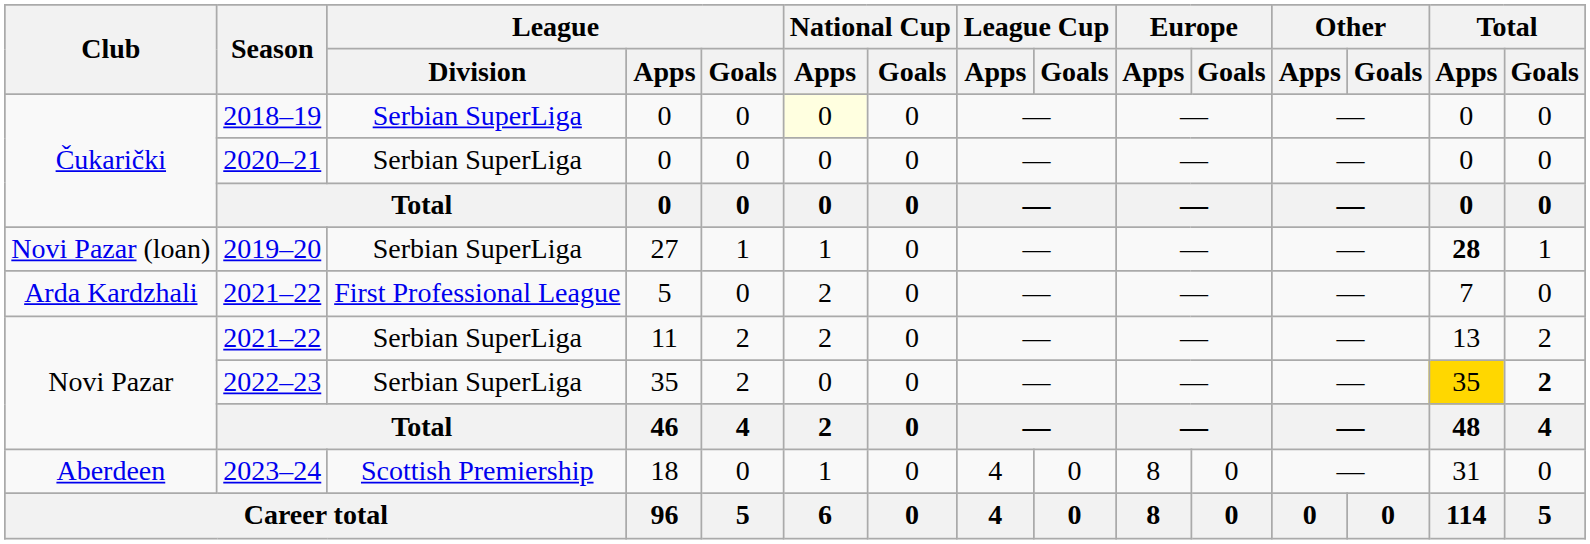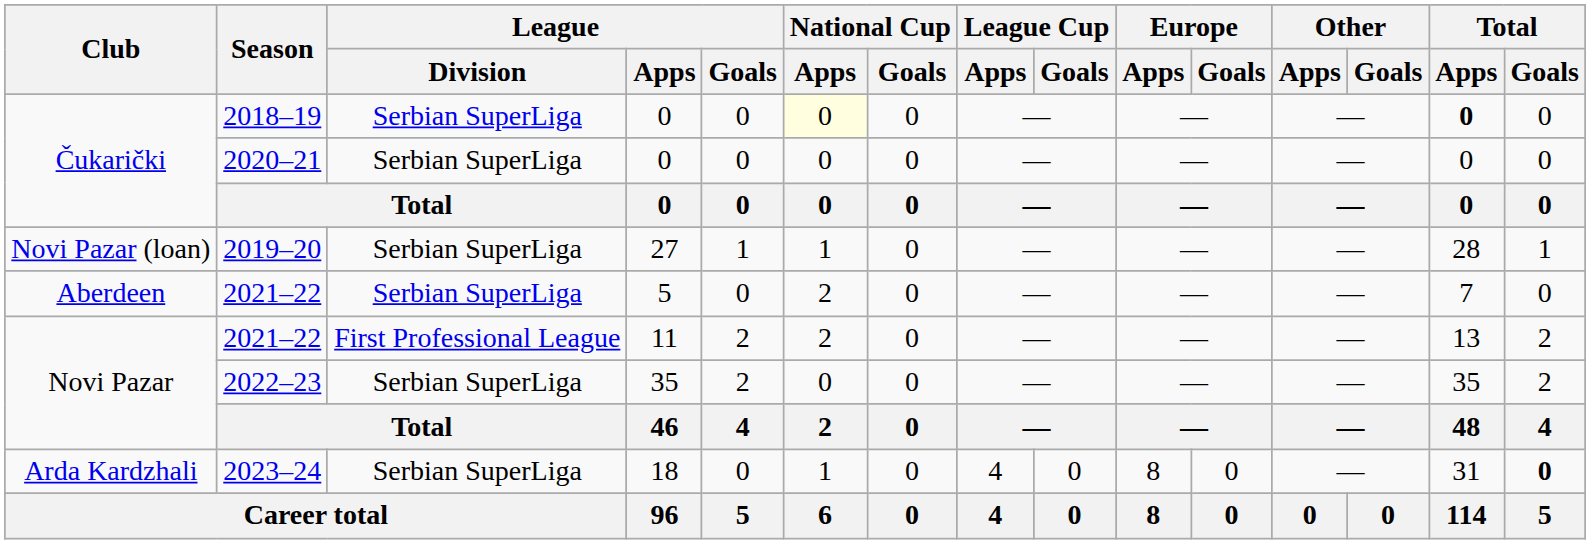(1466, 115) normal -> (1466, 115) bold
(1466, 248) bold -> (1466, 248) normal
(111, 293) Arda Kardzhali -> (111, 293) Aberdeen
(477, 293) First Professional League -> (477, 293) Serbian SuperLiga
(477, 337) Serbian SuperLiga -> (477, 337) First Professional League
(1466, 381) gold background -> (1466, 381) no background
(1545, 381) bold -> (1545, 381) normal
(111, 470) Aberdeen -> (111, 470) Arda Kardzhali
(477, 470) Scottish Premiership -> (477, 470) Serbian SuperLiga
(1545, 470) normal -> (1545, 470) bold
